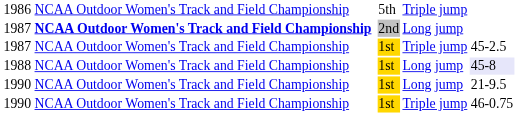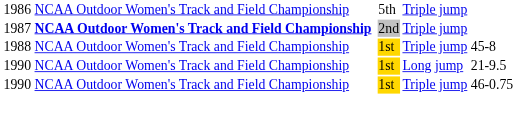(433, 28) Long jump -> (435, 28) Triple jump
- row: (17, 47)
(433, 66) Long jump -> (435, 47) Triple jump
(483, 66) lavender background -> (483, 47) no background
